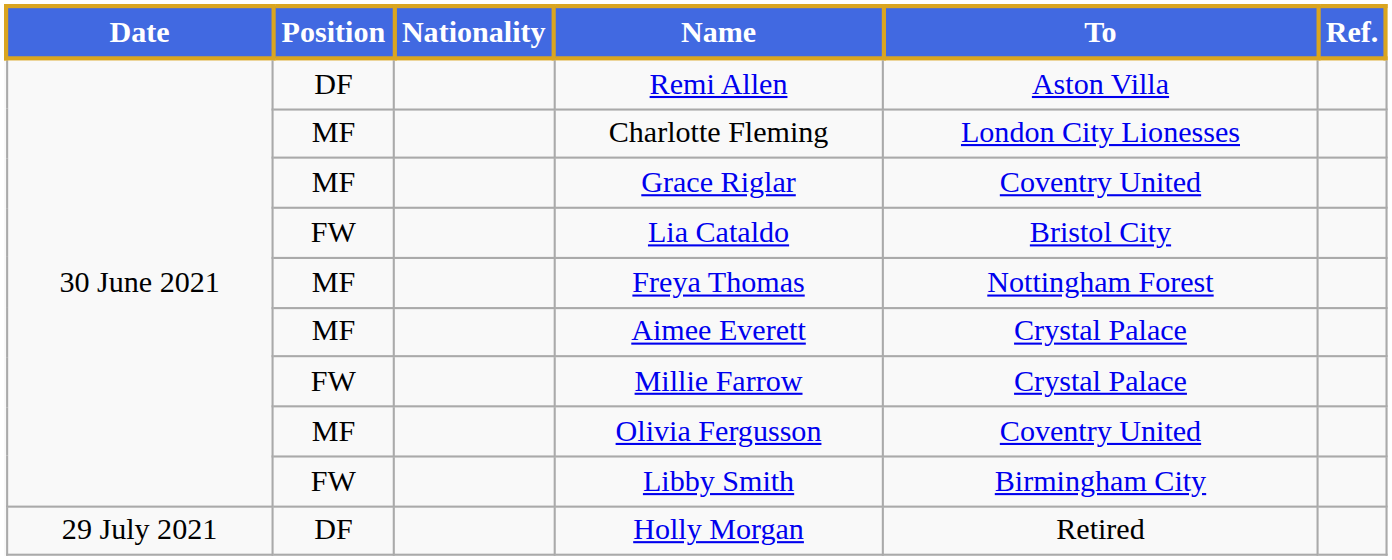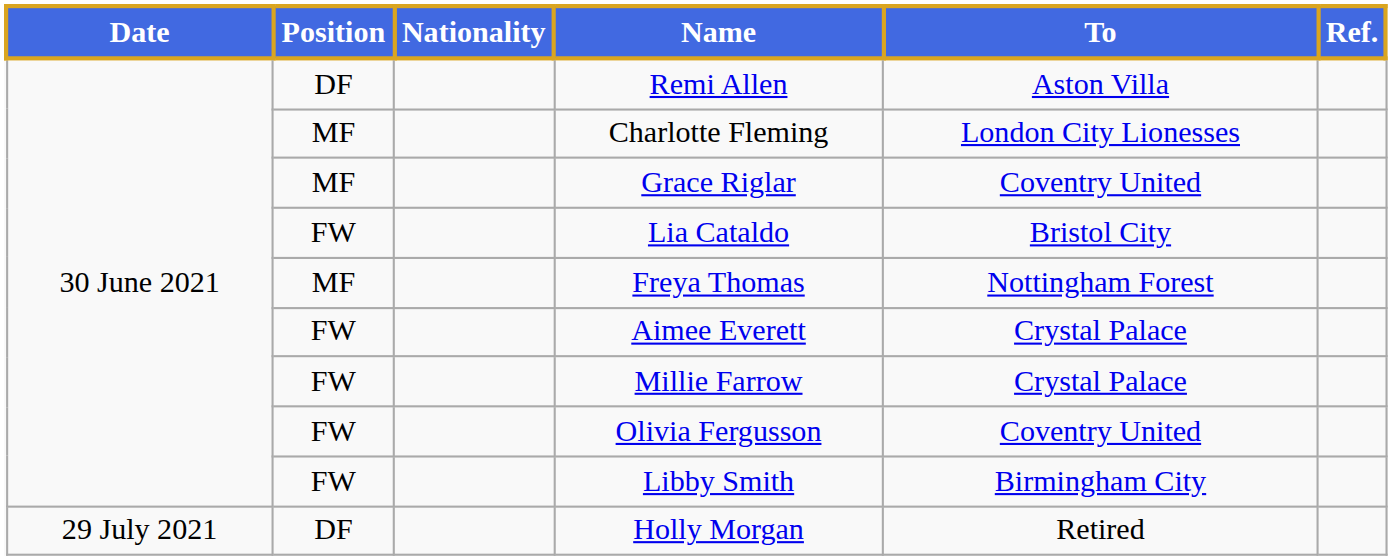(333, 331) MF -> (333, 331) FW
(333, 430) MF -> (333, 430) FW
